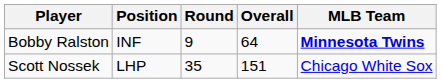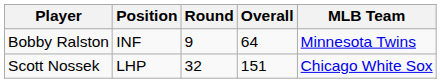(363, 41) bold -> (358, 41) normal
(193, 66) 35 -> (193, 66) 32
